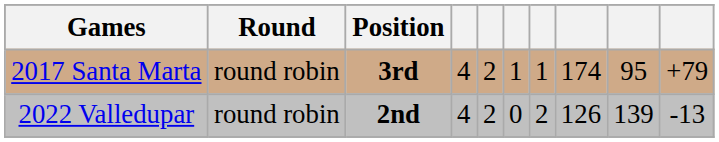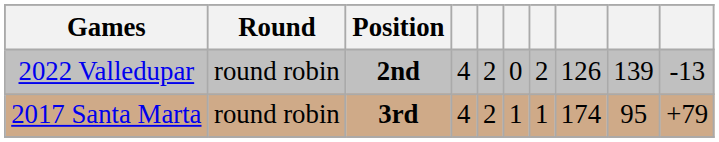rows swapped: (106, 71) <-> (106, 115)
